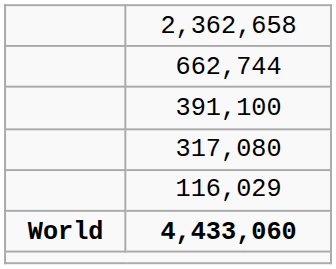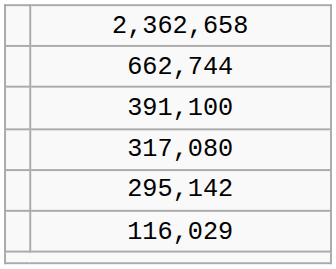+ row: (180, 190)
- row: (229, 231)
